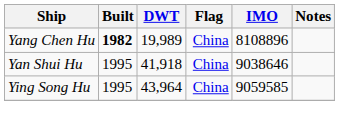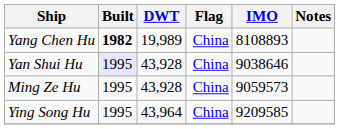(262, 40) 8108896 -> (262, 40) 8108893
(117, 64) no background -> (117, 64) lavender background
(161, 64) 41,918 -> (161, 64) 43,928
+ row: (44, 87)
(262, 87) 9059585 -> (262, 111) 9209585
